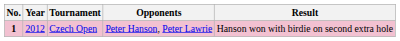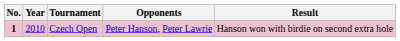(35, 28) 2012 -> (35, 28) 2010
